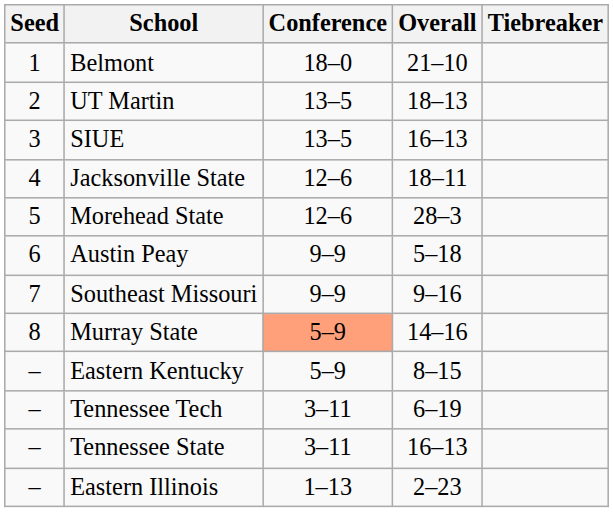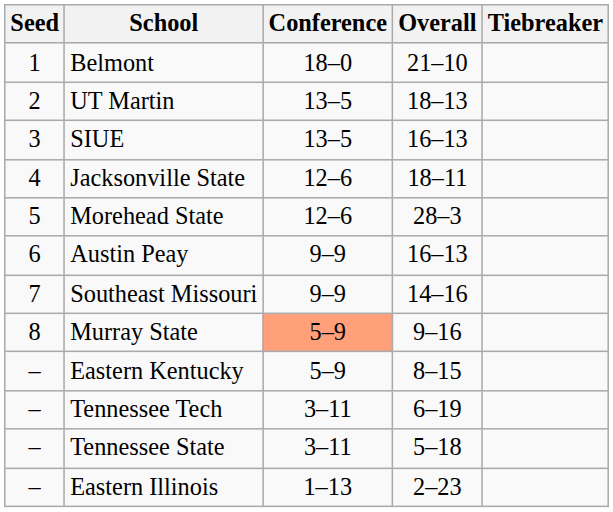(437, 255) 5–18 -> (437, 255) 16–13
(437, 293) 9–16 -> (437, 293) 14–16
(437, 332) 14–16 -> (437, 332) 9–16
(437, 448) 16–13 -> (437, 448) 5–18
